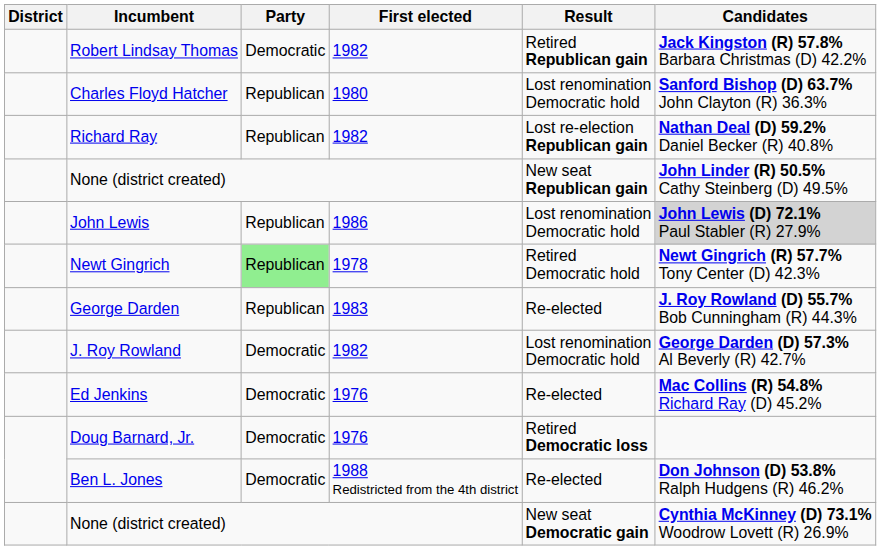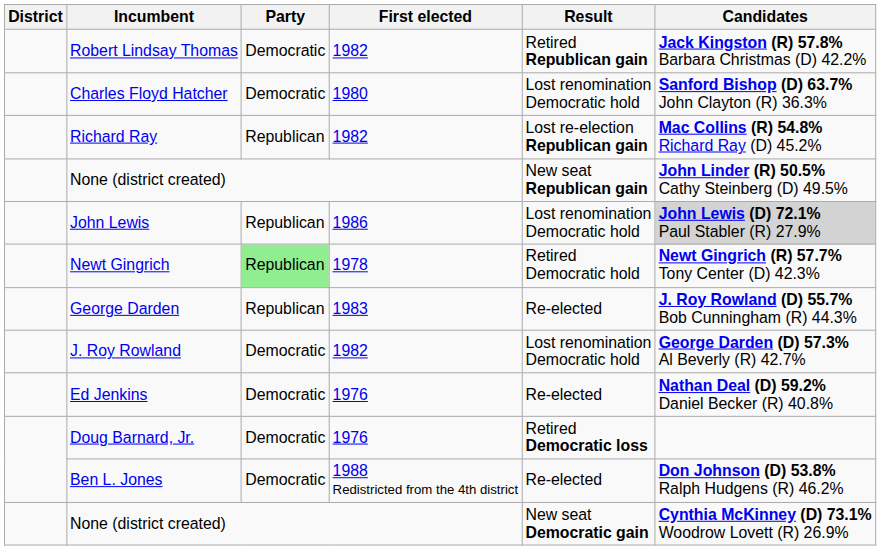(285, 94) Republican -> (285, 94) Democratic
(746, 136) Nathan Deal (D) 59.2% Daniel Becker (R) 40.8% -> (741, 136) Mac Collins (R) 54.8% Richard Ray (D) 45.2%
(741, 394) Mac Collins (R) 54.8% Richard Ray (D) 45.2% -> (746, 394) Nathan Deal (D) 59.2% Daniel Becker (R) 40.8%
